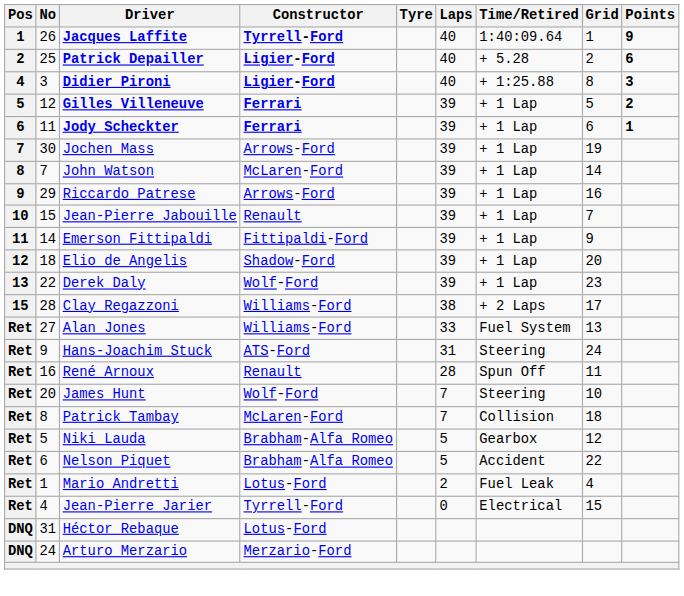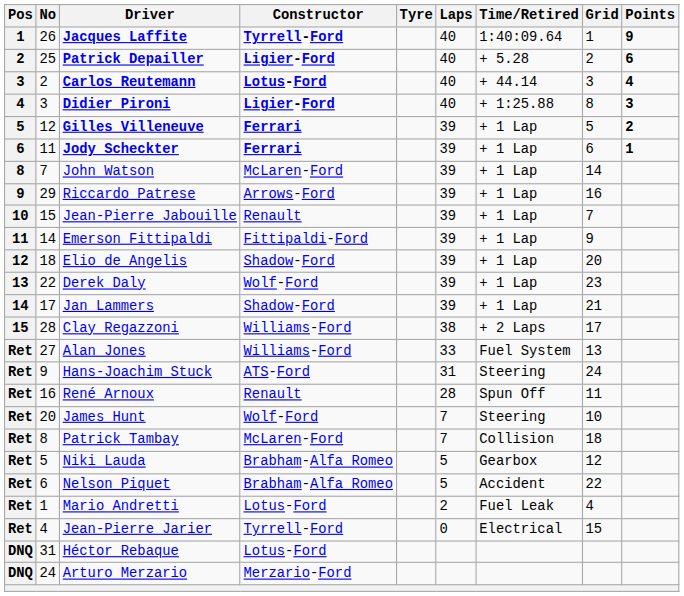+ row: (129, 83)
- row: (108, 150)
+ row: (108, 306)
